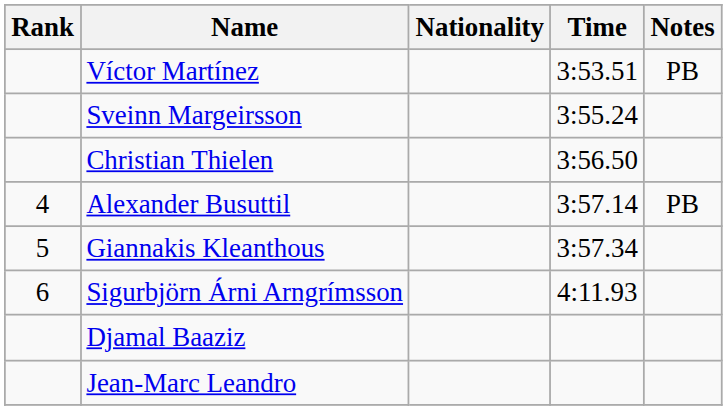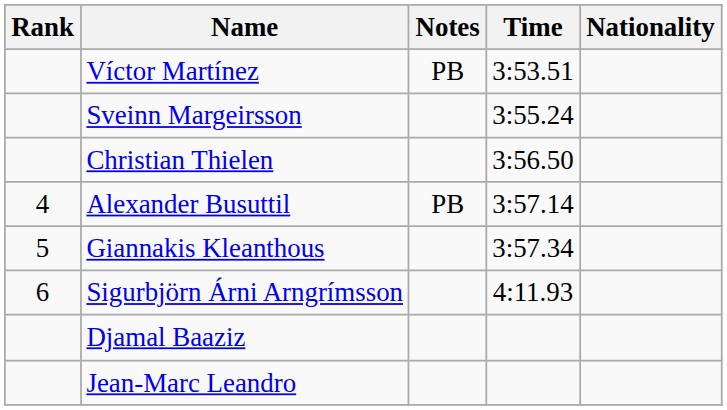columns swapped: (480, 26) <-> (683, 26)
